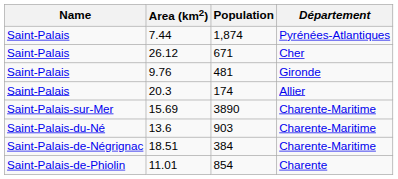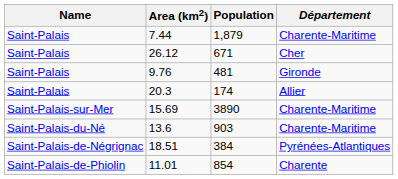(228, 35) 1,874 -> (228, 35) 1,879
(335, 35) Pyrénées-Atlantiques -> (328, 35) Charente-Maritime
(328, 146) Charente-Maritime -> (335, 146) Pyrénées-Atlantiques
